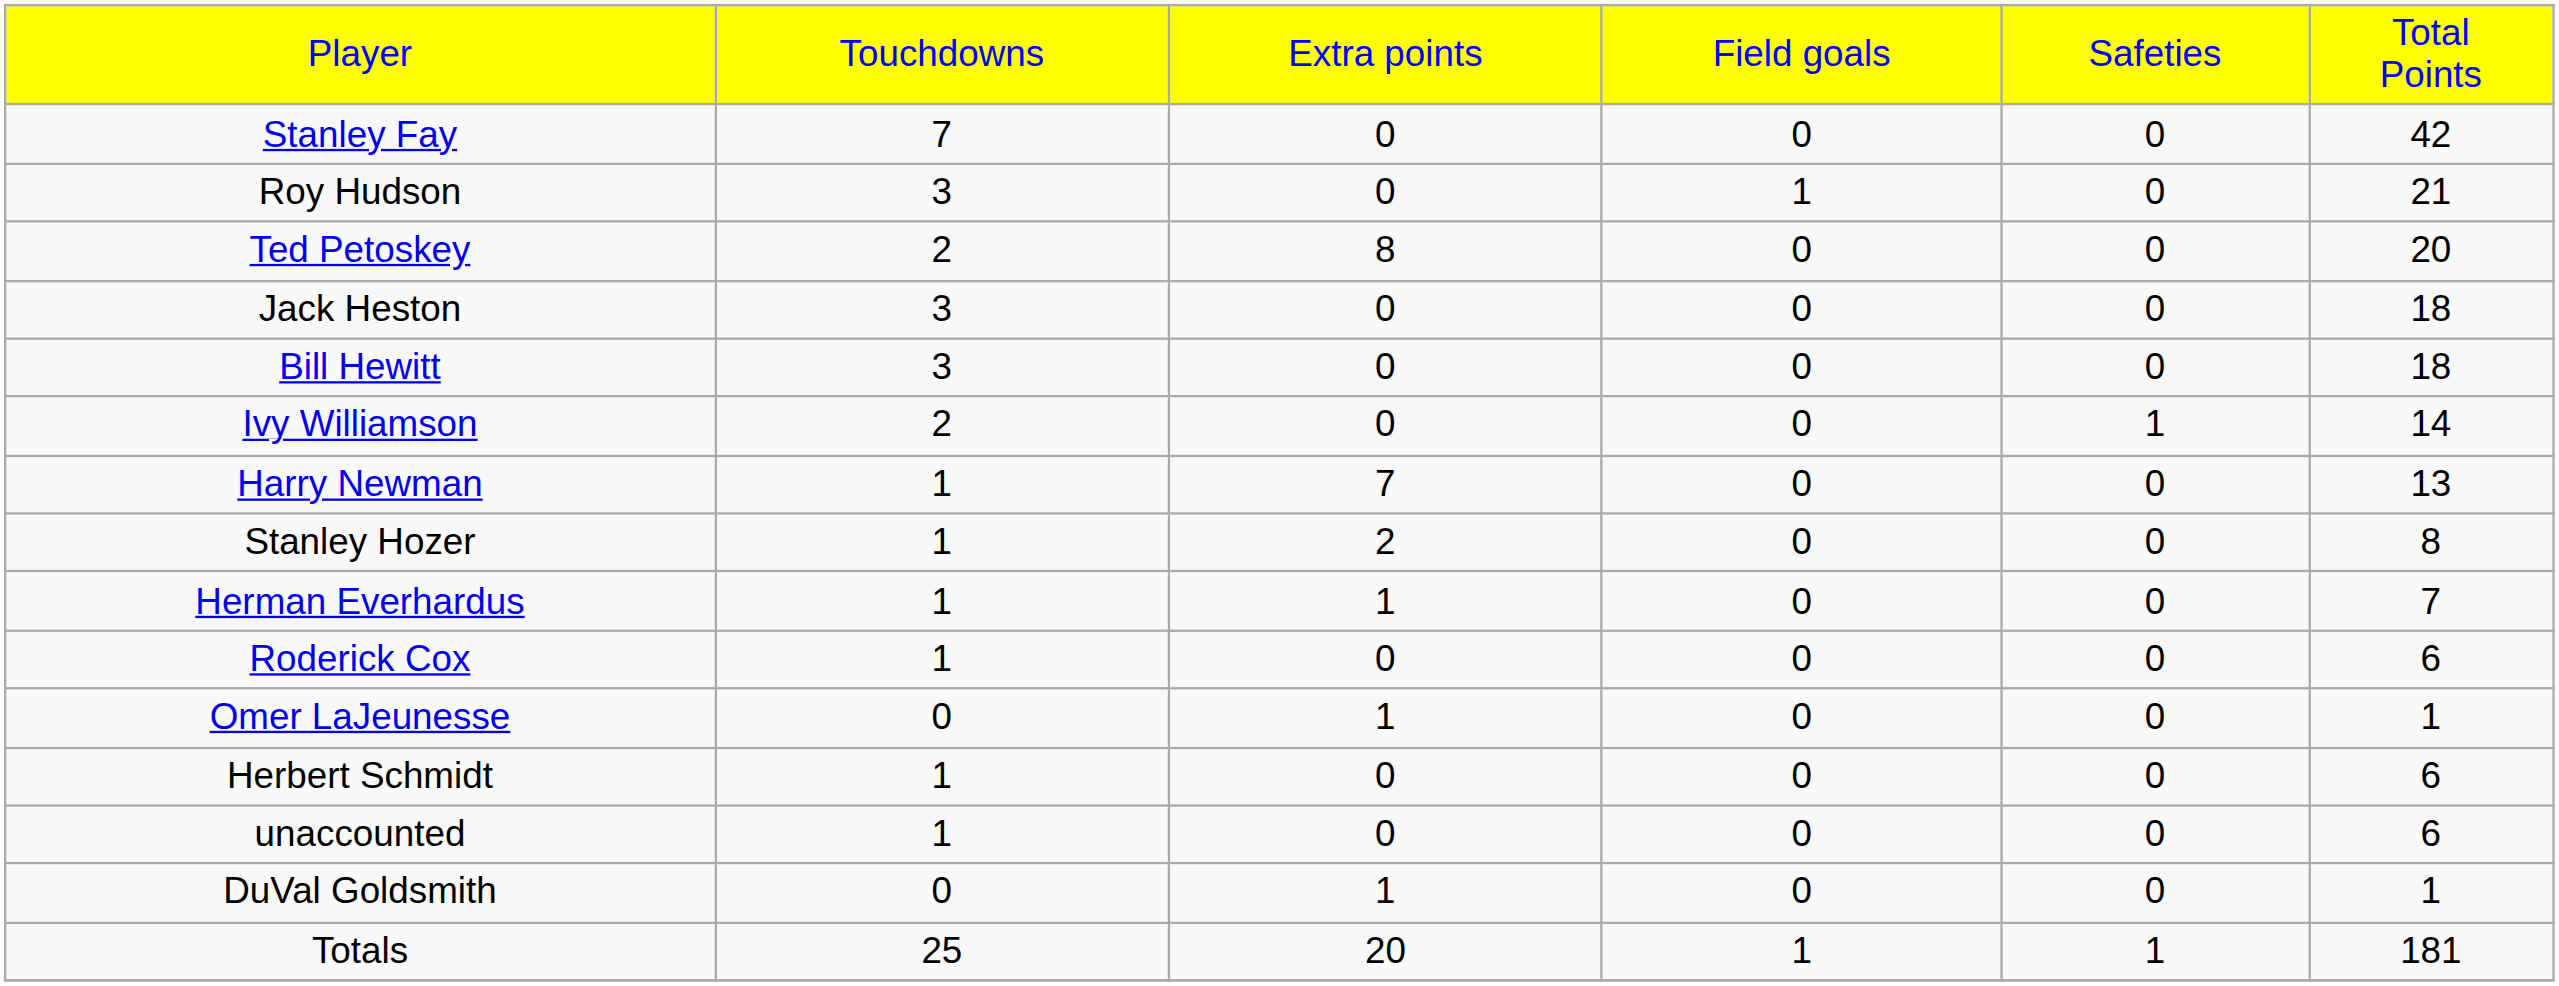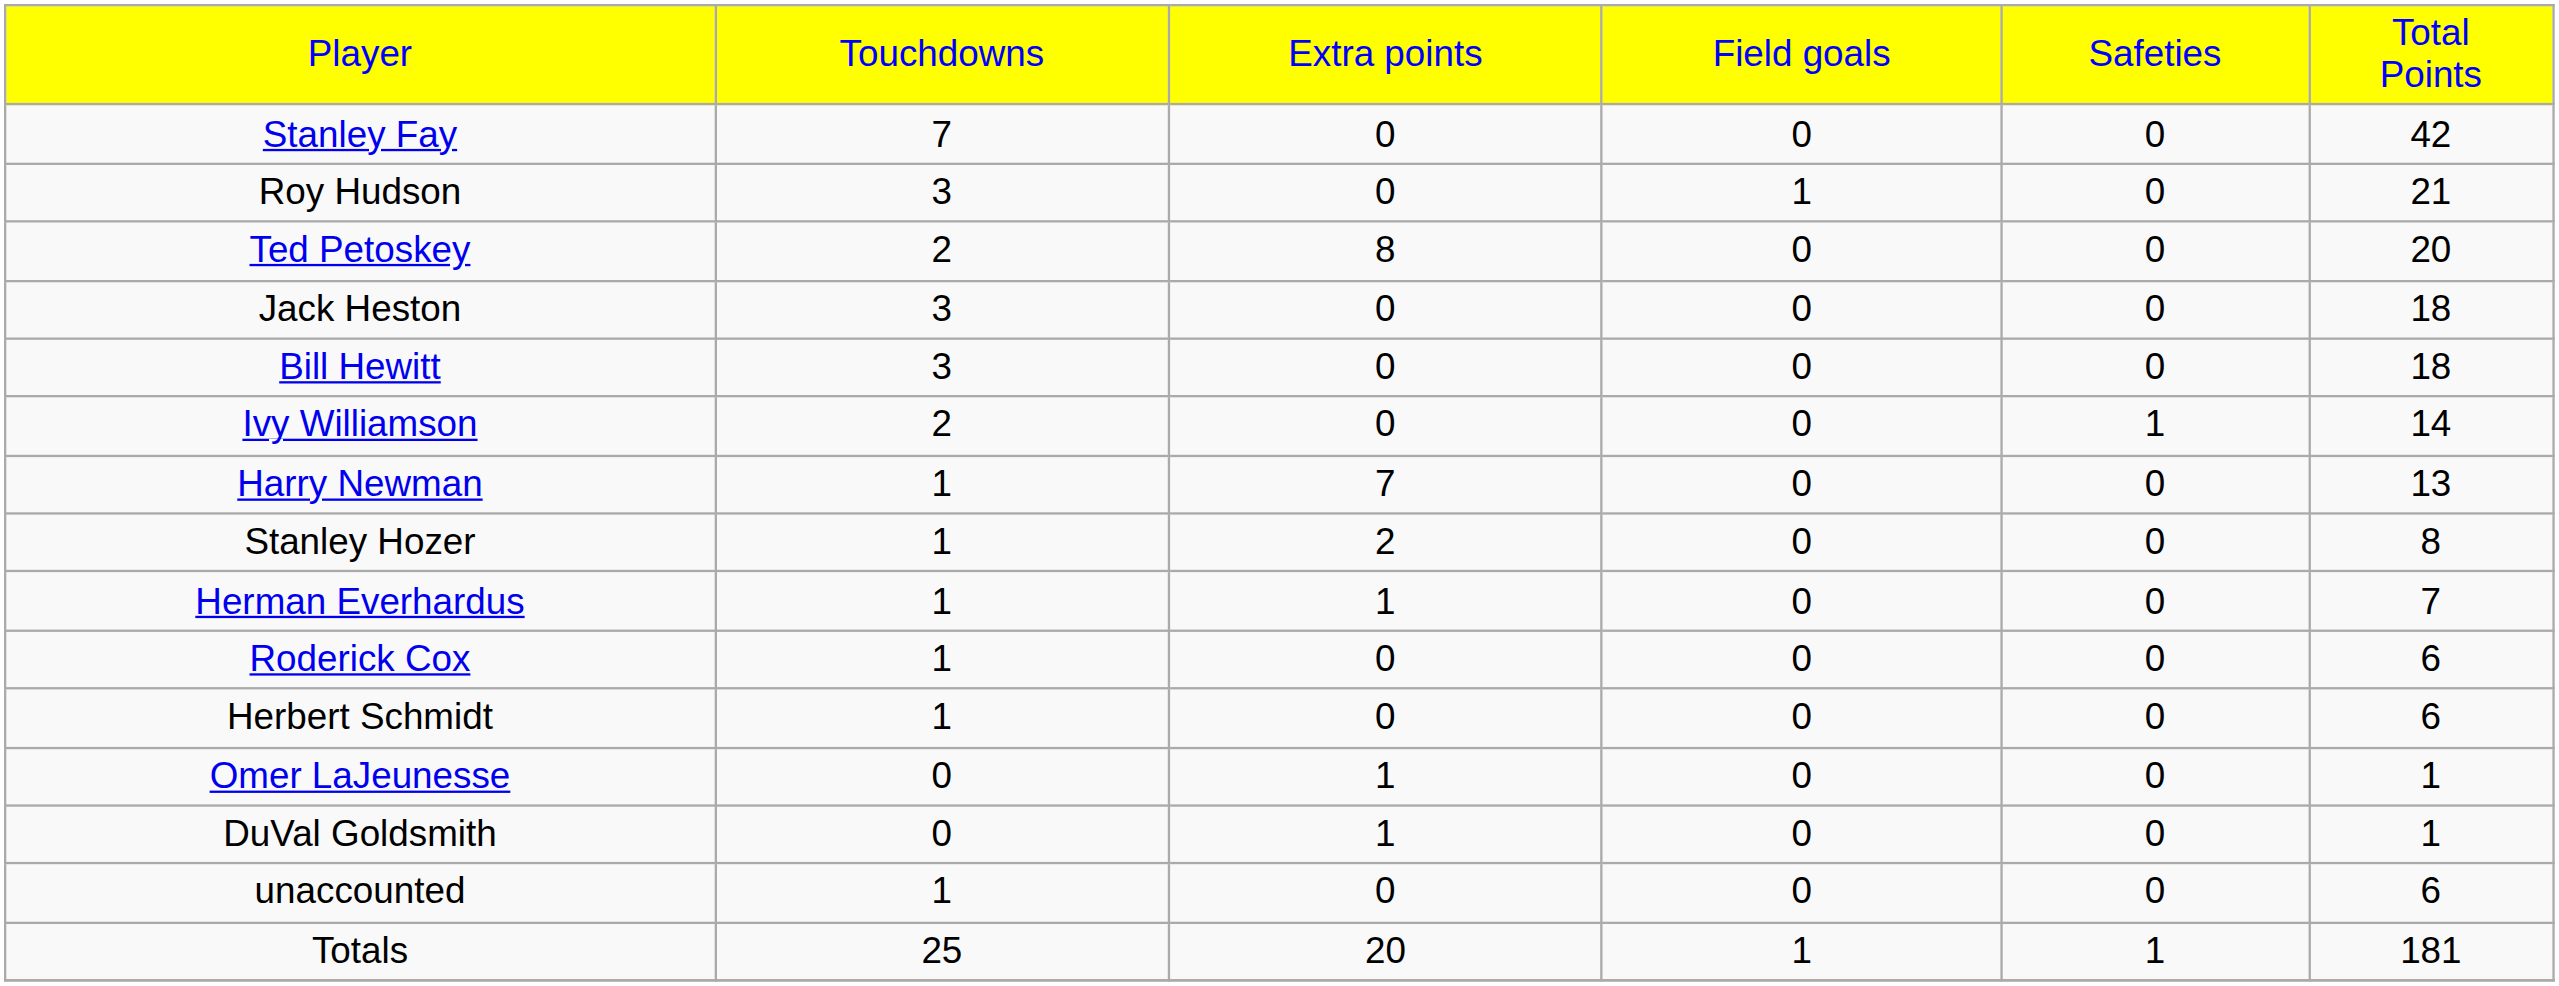rows swapped: (360, 775) <-> (360, 717)
rows swapped: (360, 892) <-> (360, 833)
